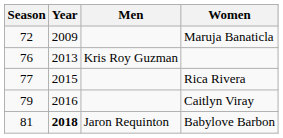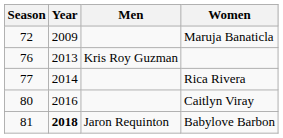(65, 79) 2015 -> (65, 79) 2014
(27, 101) 79 -> (27, 101) 80
